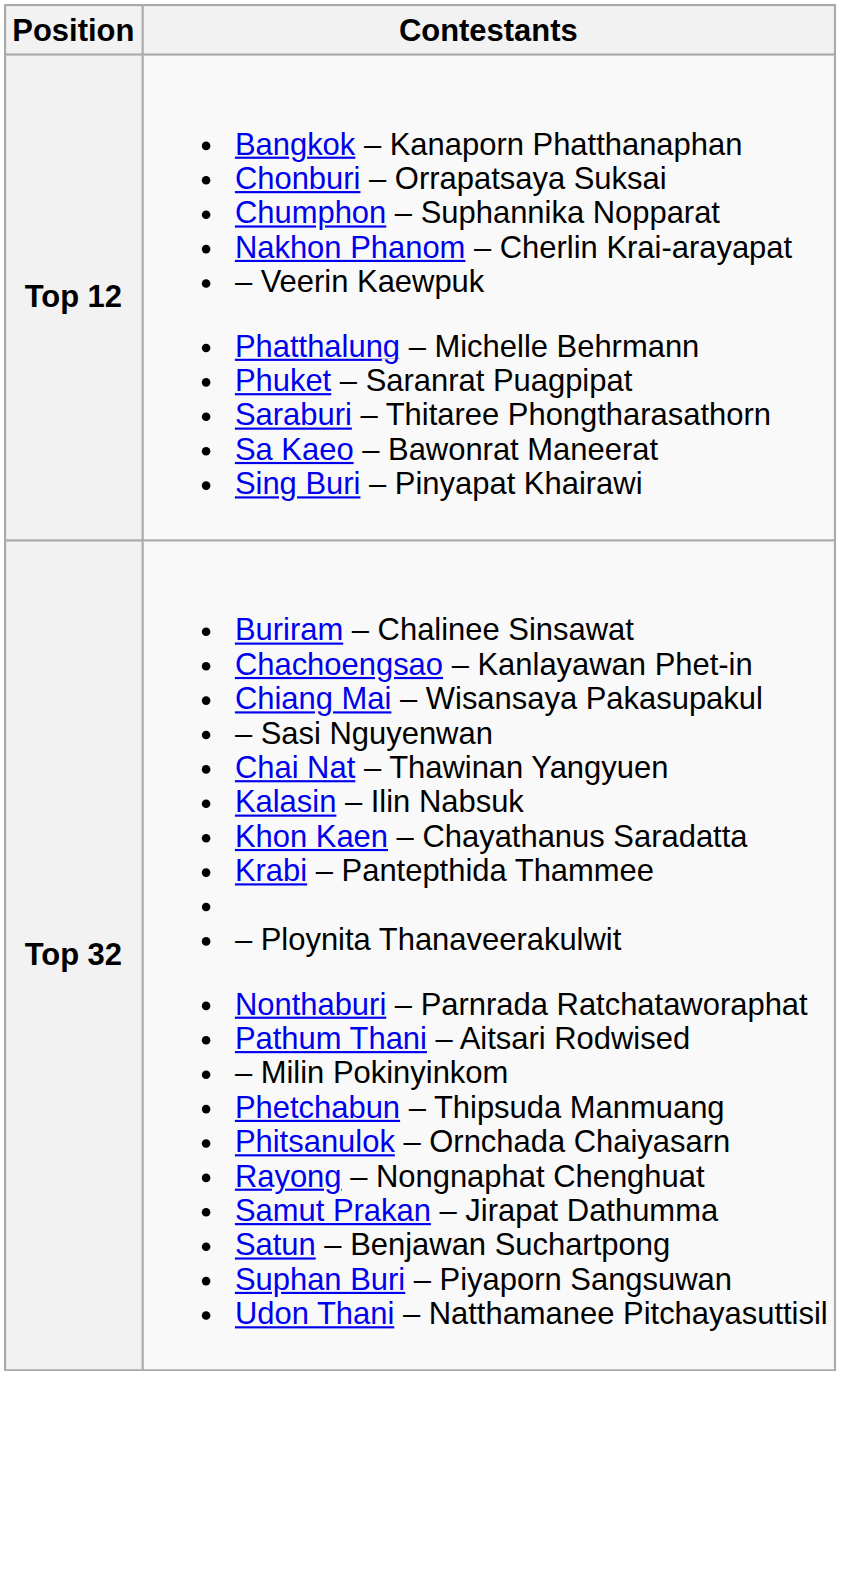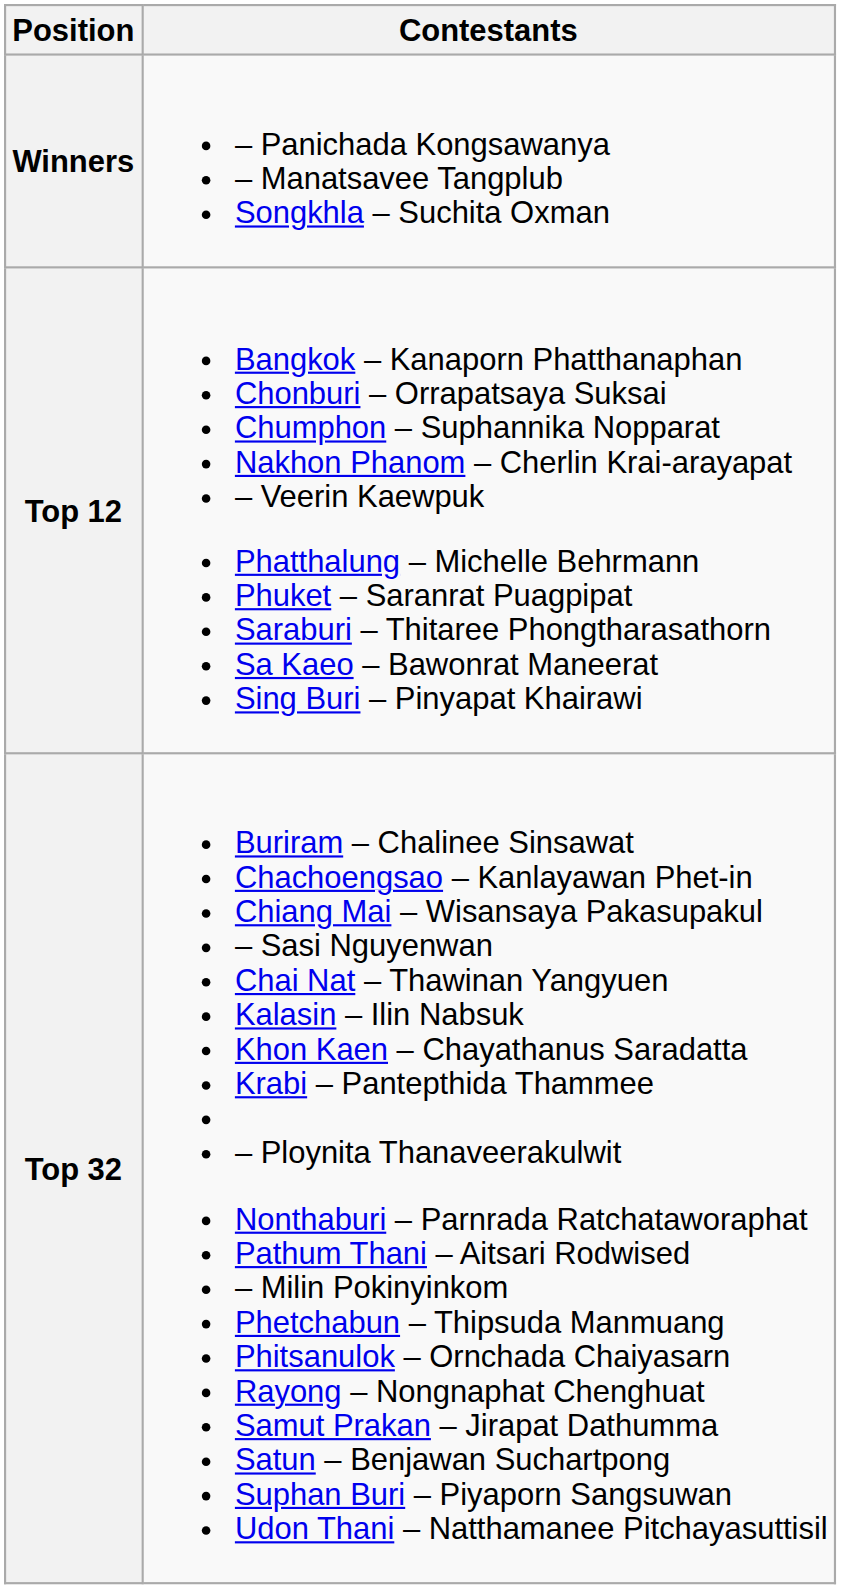+ row: (73, 161)
